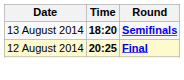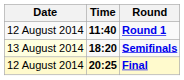+ row: (144, 30)
(45, 30) no background -> (45, 48) lightyellow background
